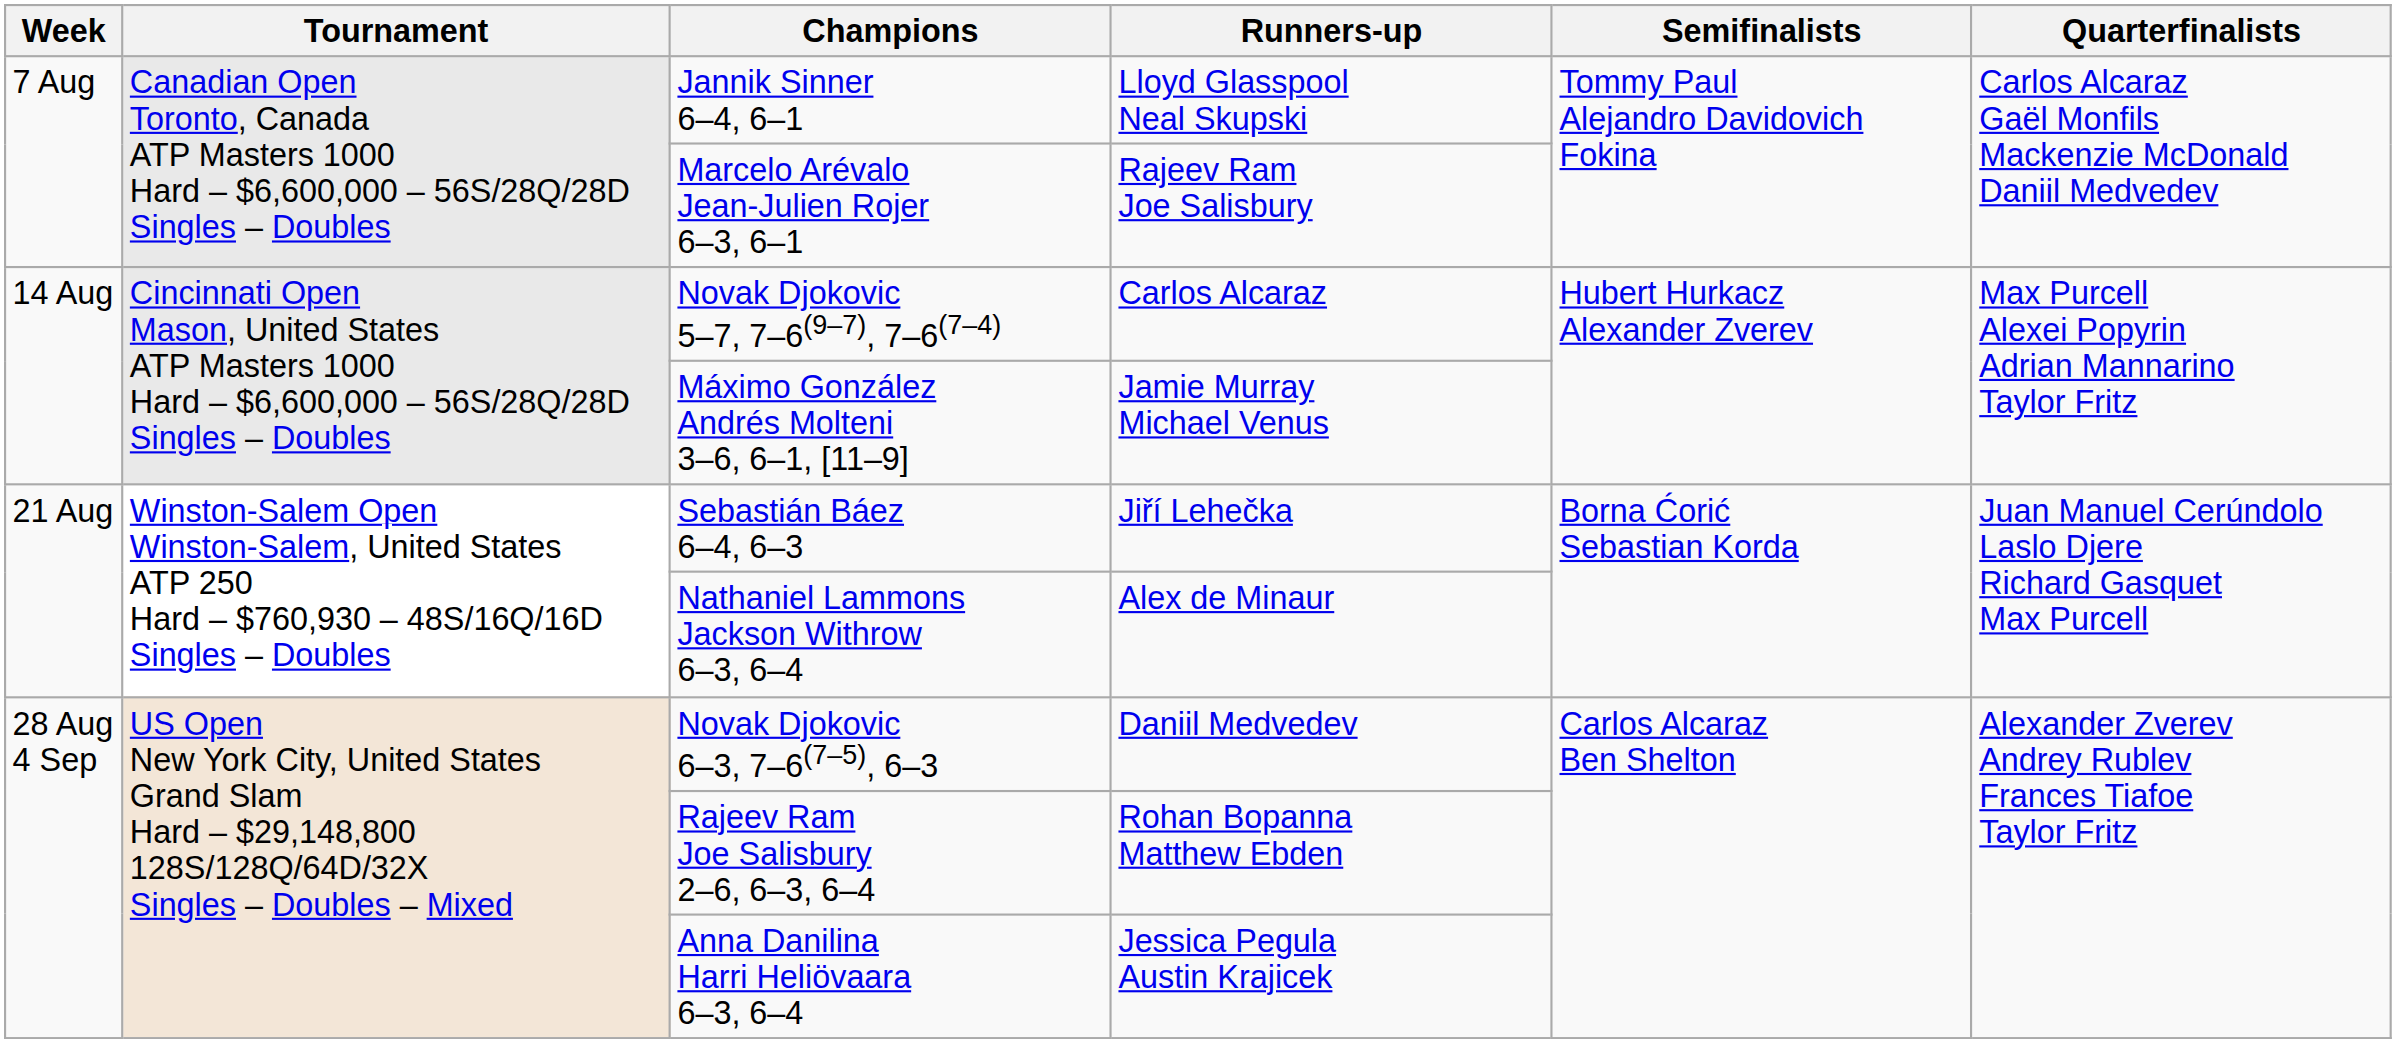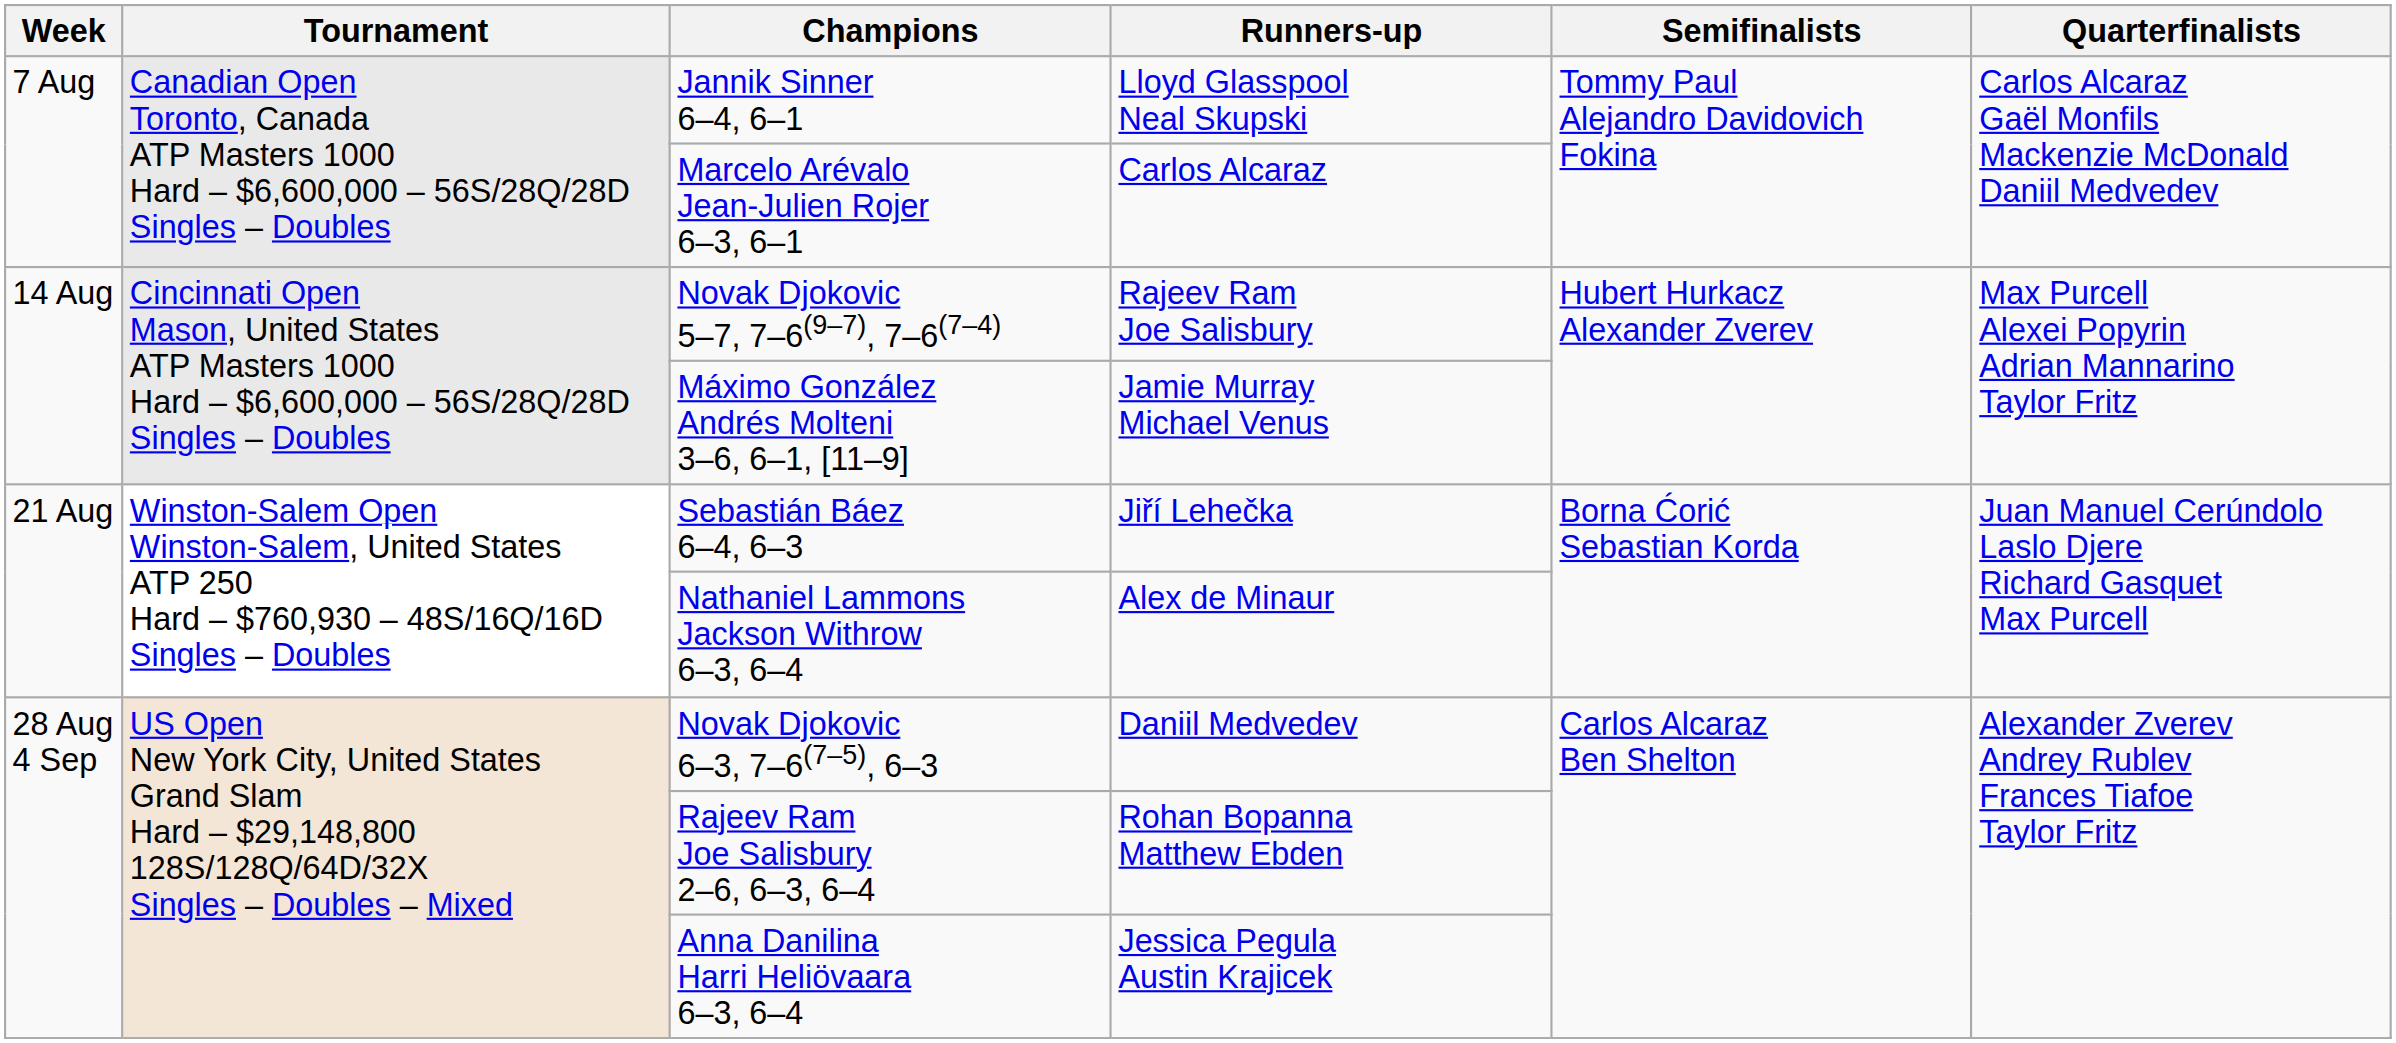(1216, 188) Rajeev Ram Joe Salisbury -> (1223, 170) Carlos Alcaraz
(1223, 293) Carlos Alcaraz -> (1216, 311) Rajeev Ram Joe Salisbury
